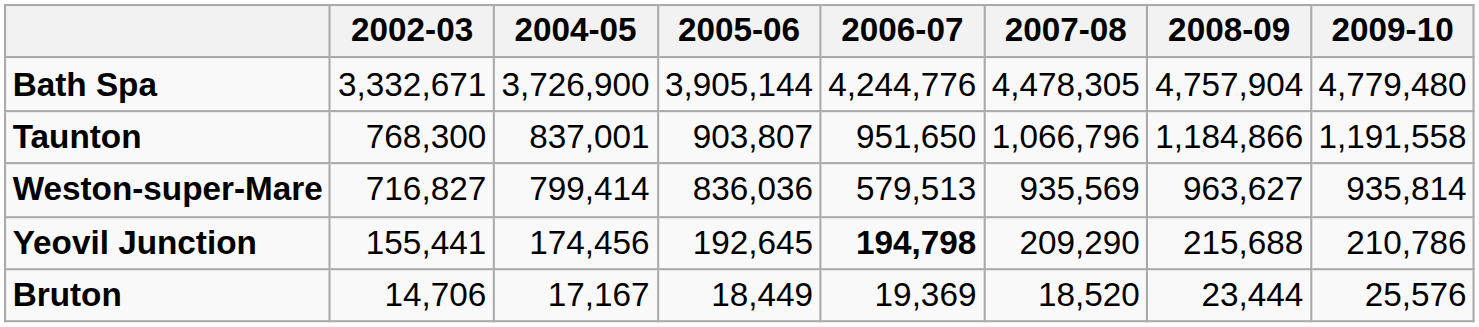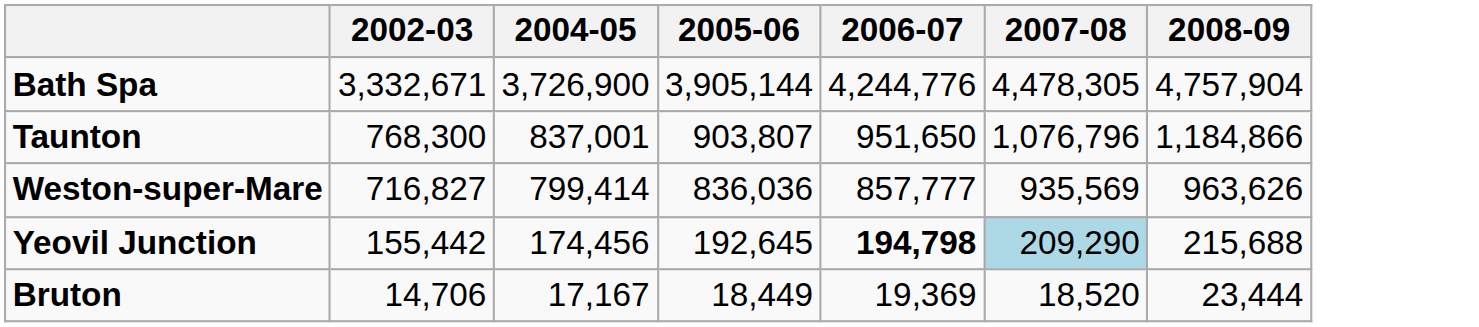- column: (1393, 30)
(1066, 136) 1,066,796 -> (1066, 136) 1,076,796
(916, 189) 579,513 -> (916, 189) 857,777
(1243, 189) 963,627 -> (1243, 189) 963,626
(426, 242) 155,441 -> (426, 242) 155,442
(1080, 242) no background -> (1080, 242) lightblue background
